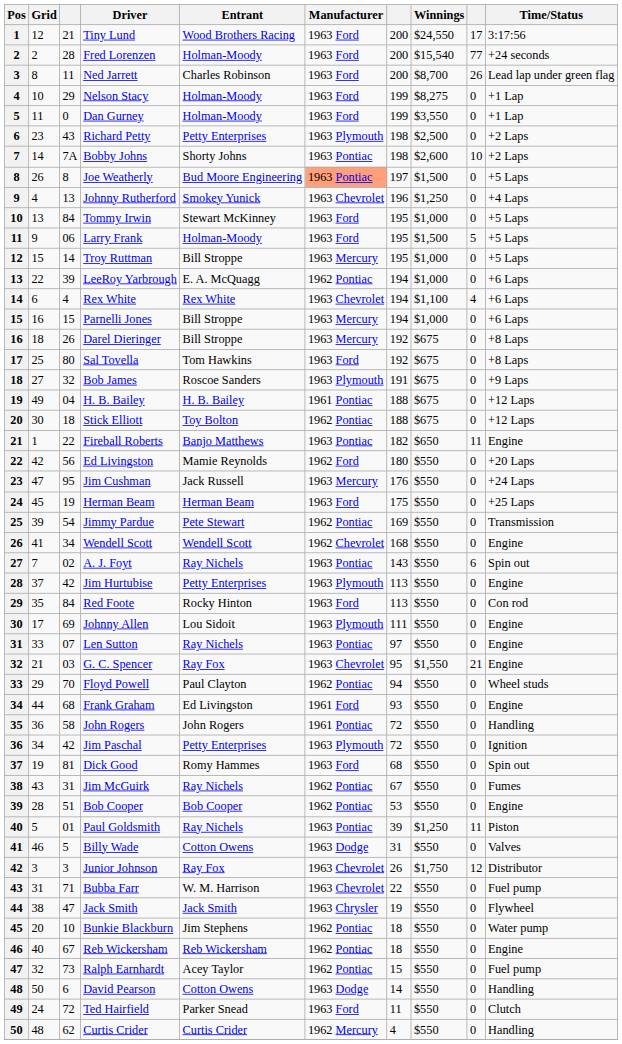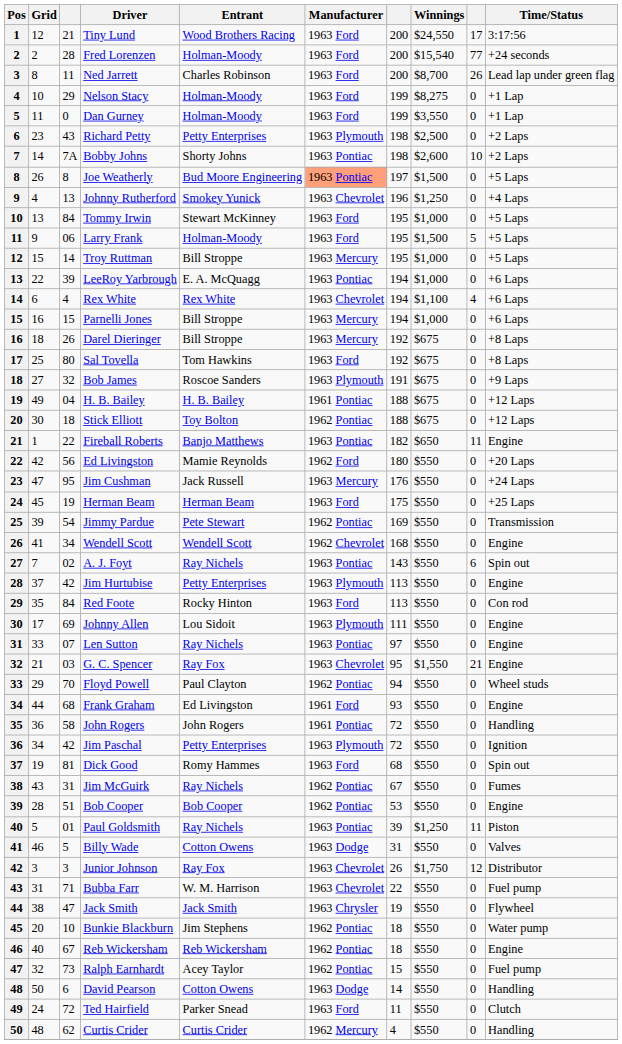(340, 278) 1962 Pontiac -> (340, 278) 1963 Pontiac
